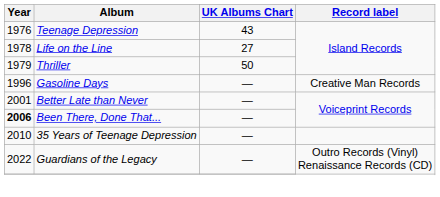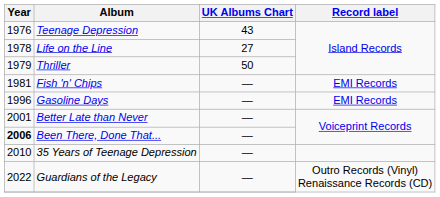+ row: (69, 83)
(365, 83) Creative Man Records -> (365, 100) EMI Records
